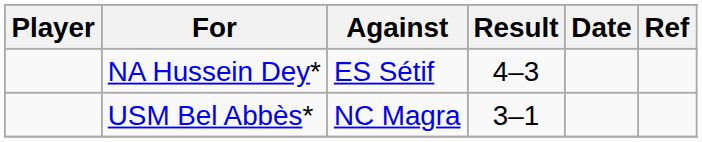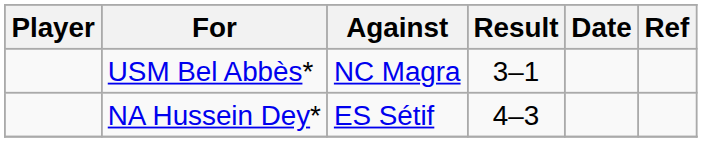rows swapped: (214, 71) <-> (211, 115)
